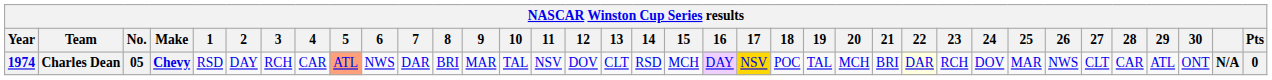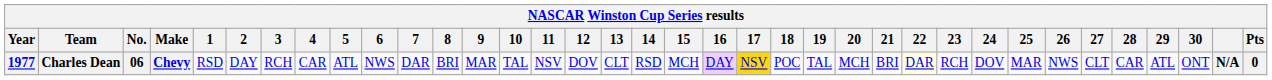(21, 63) 1974 -> (21, 63) 1977
(137, 63) 05 -> (137, 63) 06
(346, 63) lightsalmon background -> (346, 63) no background
